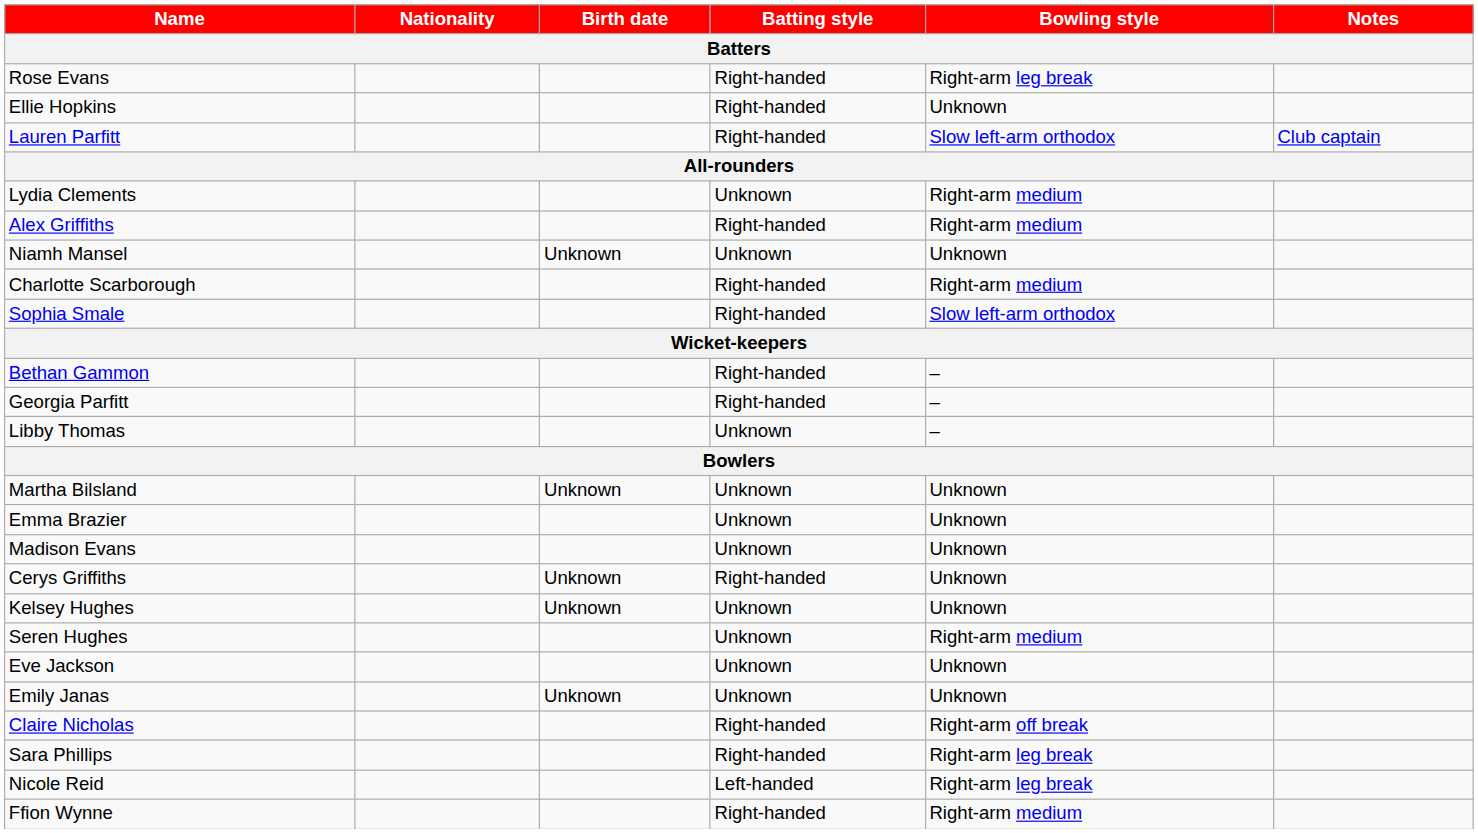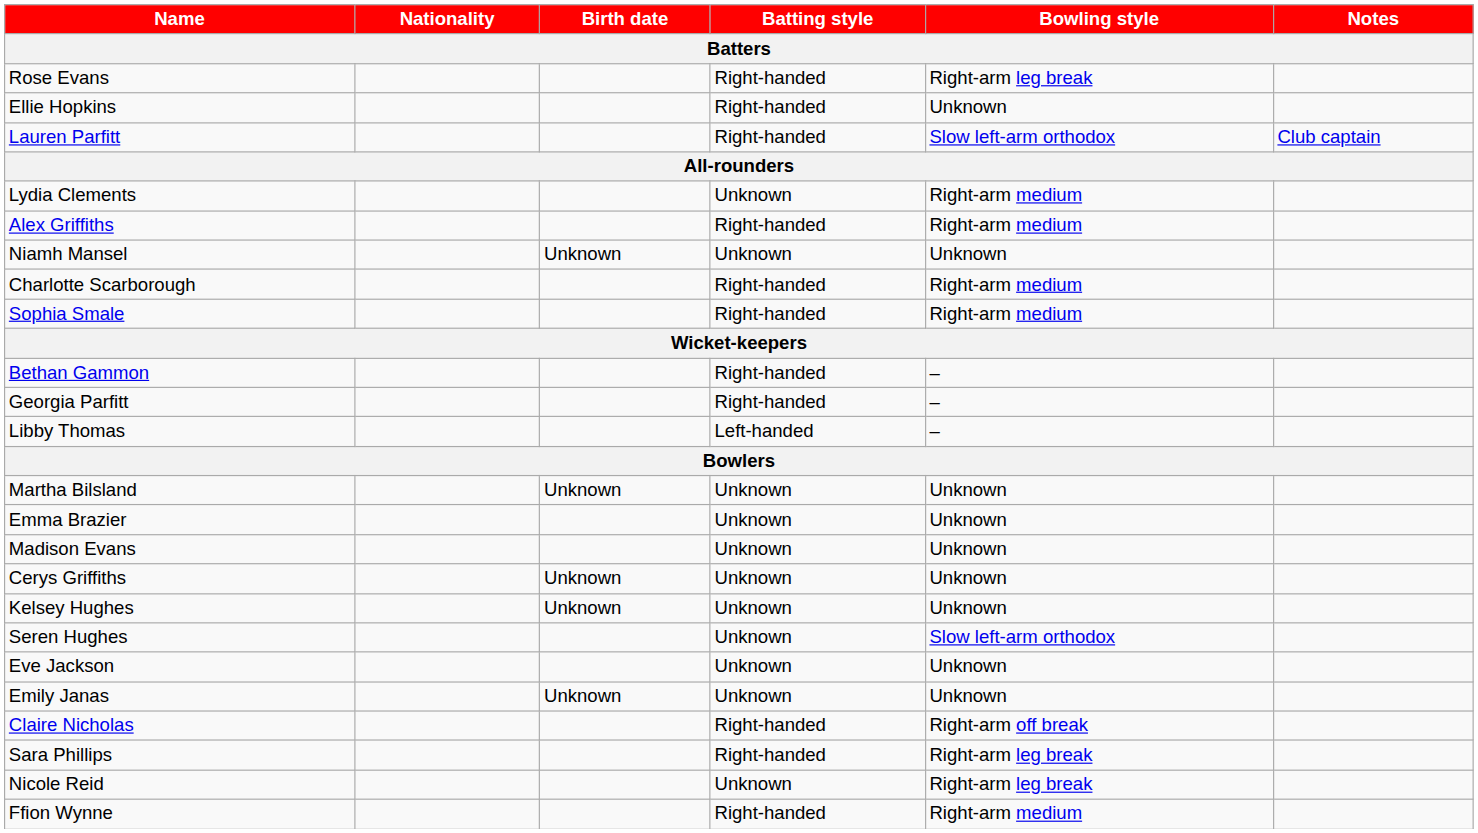(1022, 313) Slow left-arm orthodox -> (1006, 313) Right-arm medium
(753, 431) Unknown -> (764, 431) Left-handed
(770, 578) Right-handed -> (753, 578) Unknown
(1006, 637) Right-arm medium -> (1022, 637) Slow left-arm orthodox
(764, 784) Left-handed -> (753, 784) Unknown
